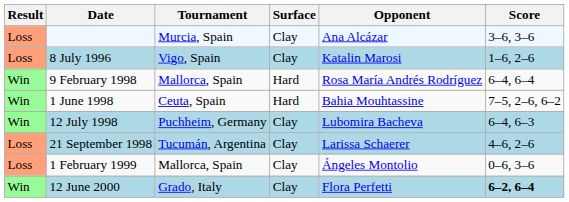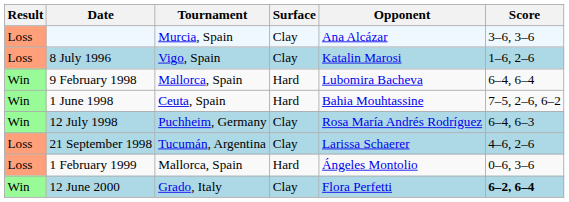(402, 78) Rosa María Andrés Rodríguez -> (372, 78) Lubomira Bacheva
(372, 121) Lubomira Bacheva -> (402, 121) Rosa María Andrés Rodríguez
(285, 164) Clay -> (286, 164) Hard
